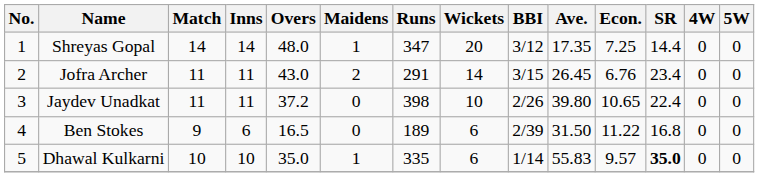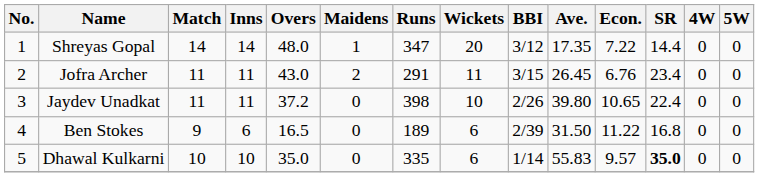(621, 46) 7.25 -> (621, 46) 7.22
(474, 74) 14 -> (474, 74) 11
(356, 158) 1 -> (356, 158) 0
